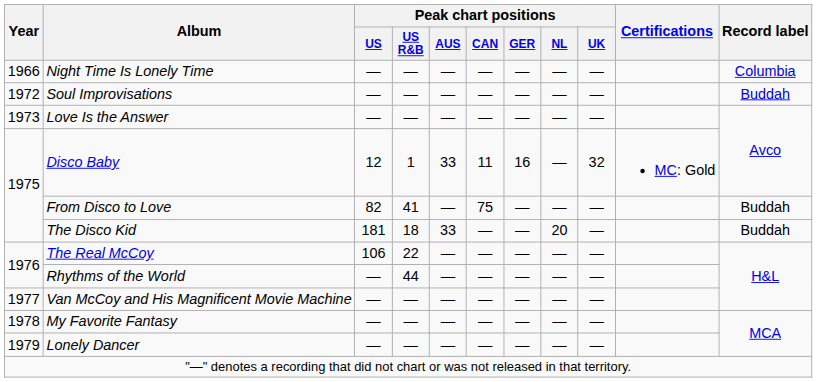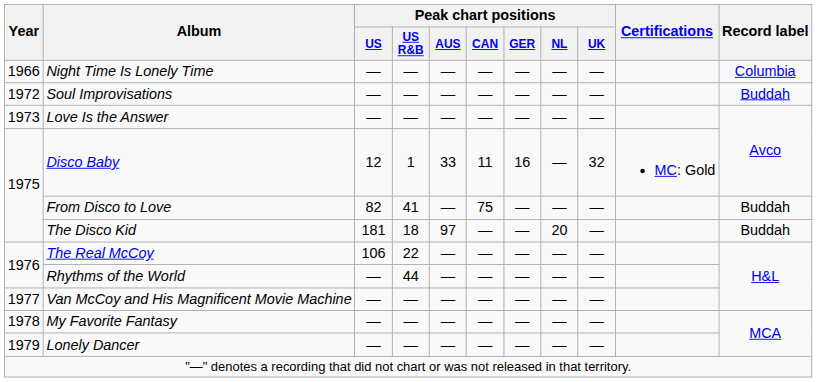(448, 230) 33 -> (448, 230) 97
